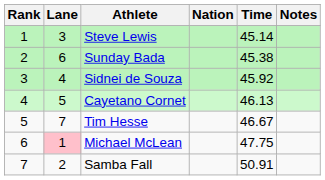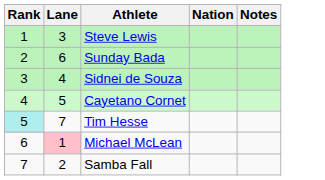- column: (257, 15)
(24, 121) no background -> (24, 121) paleturquoise background
